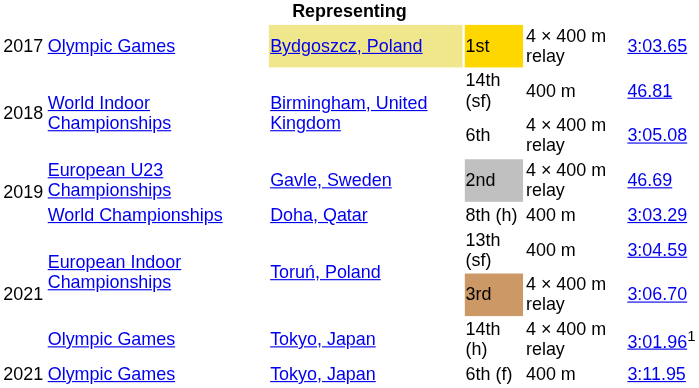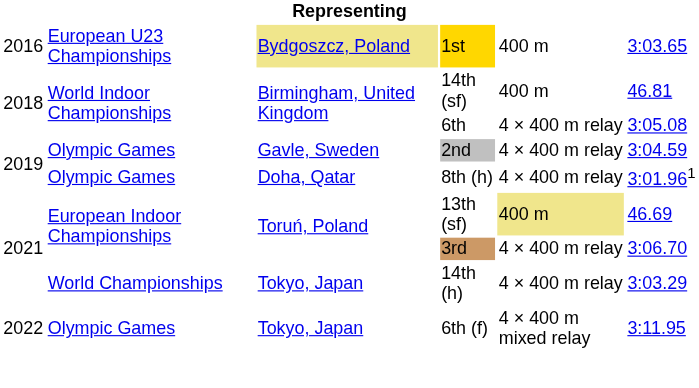(23, 46) 2017 -> (23, 46) 2016
(111, 46) Olympic Games -> (109, 46) European U23 Championships
(566, 46) 4 × 400 m relay -> (524, 46) 400 m
(109, 180) European U23 Championships -> (111, 150) Olympic Games
(650, 180) 46.69 -> (657, 150) 3:04.59
(135, 215) World Championships -> (111, 177) Olympic Games
(551, 215) 400 m -> (561, 177) 4 × 400 m relay
(657, 215) 3:03.29 -> (661, 177) 3:01.961
(551, 249) no background -> (524, 214) khaki background
(657, 249) 3:04.59 -> (650, 214) 46.69
(111, 339) Olympic Games -> (135, 283) World Championships
(661, 339) 3:01.961 -> (657, 283) 3:03.29
(23, 374) 2021 -> (23, 328) 2022
(551, 374) 400 m -> (545, 328) 4 × 400 m mixed relay
